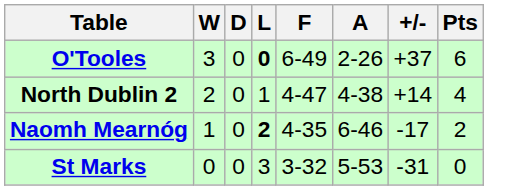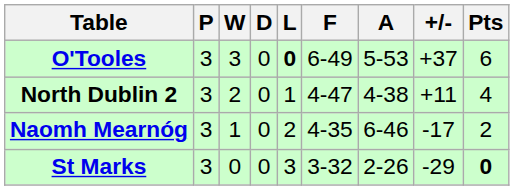+ column: (206, 22)
(360, 58) 2-26 -> (386, 58) 5-53
(413, 94) +14 -> (438, 94) +11
(264, 130) bold -> (290, 130) normal
(360, 166) 5-53 -> (386, 166) 2-26
(413, 166) -31 -> (438, 166) -29
(460, 166) normal -> (486, 166) bold
